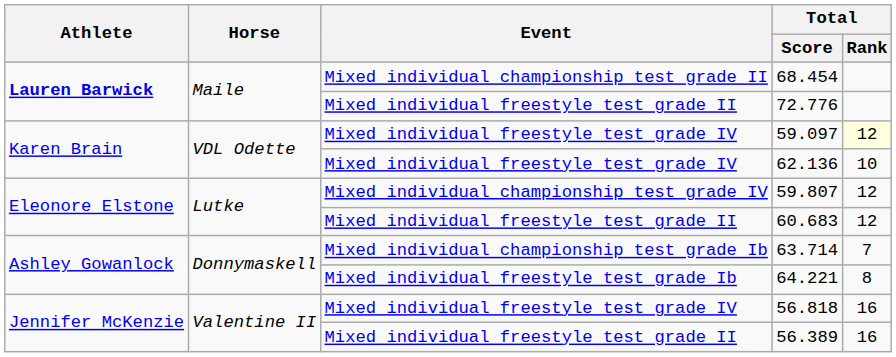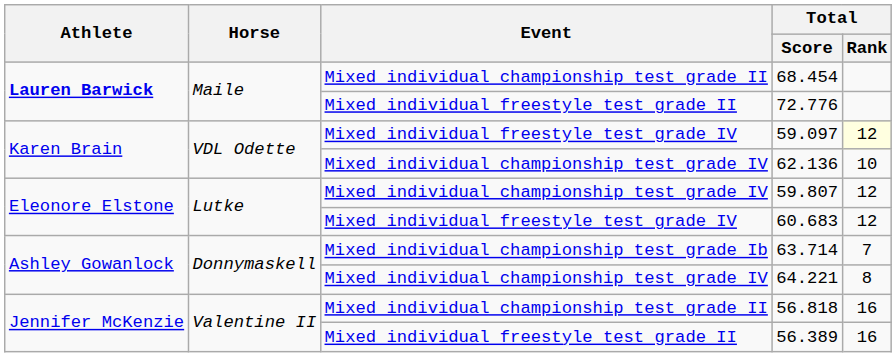(531, 163) Mixed individual freestyle test grade IV -> (546, 163) Mixed individual championship test grade IV
(531, 221) Mixed individual freestyle test grade II -> (531, 221) Mixed individual freestyle test grade IV
(531, 279) Mixed individual freestyle test grade Ib -> (546, 279) Mixed individual championship test grade IV
(531, 308) Mixed individual freestyle test grade IV -> (546, 308) Mixed individual championship test grade II
